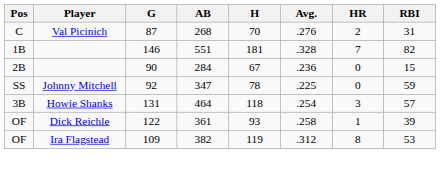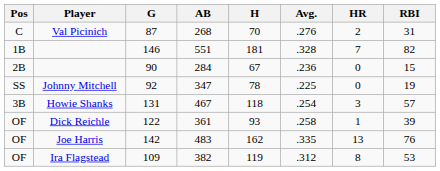(409, 85) 59 -> (409, 85) 19
(203, 103) 464 -> (203, 103) 467
+ row: (151, 139)
